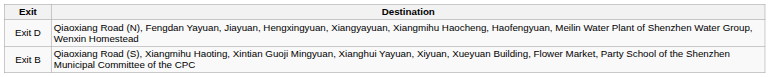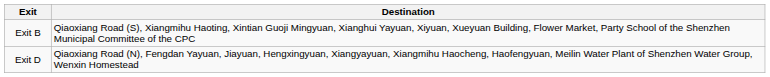rows swapped: (28, 59) <-> (28, 33)
